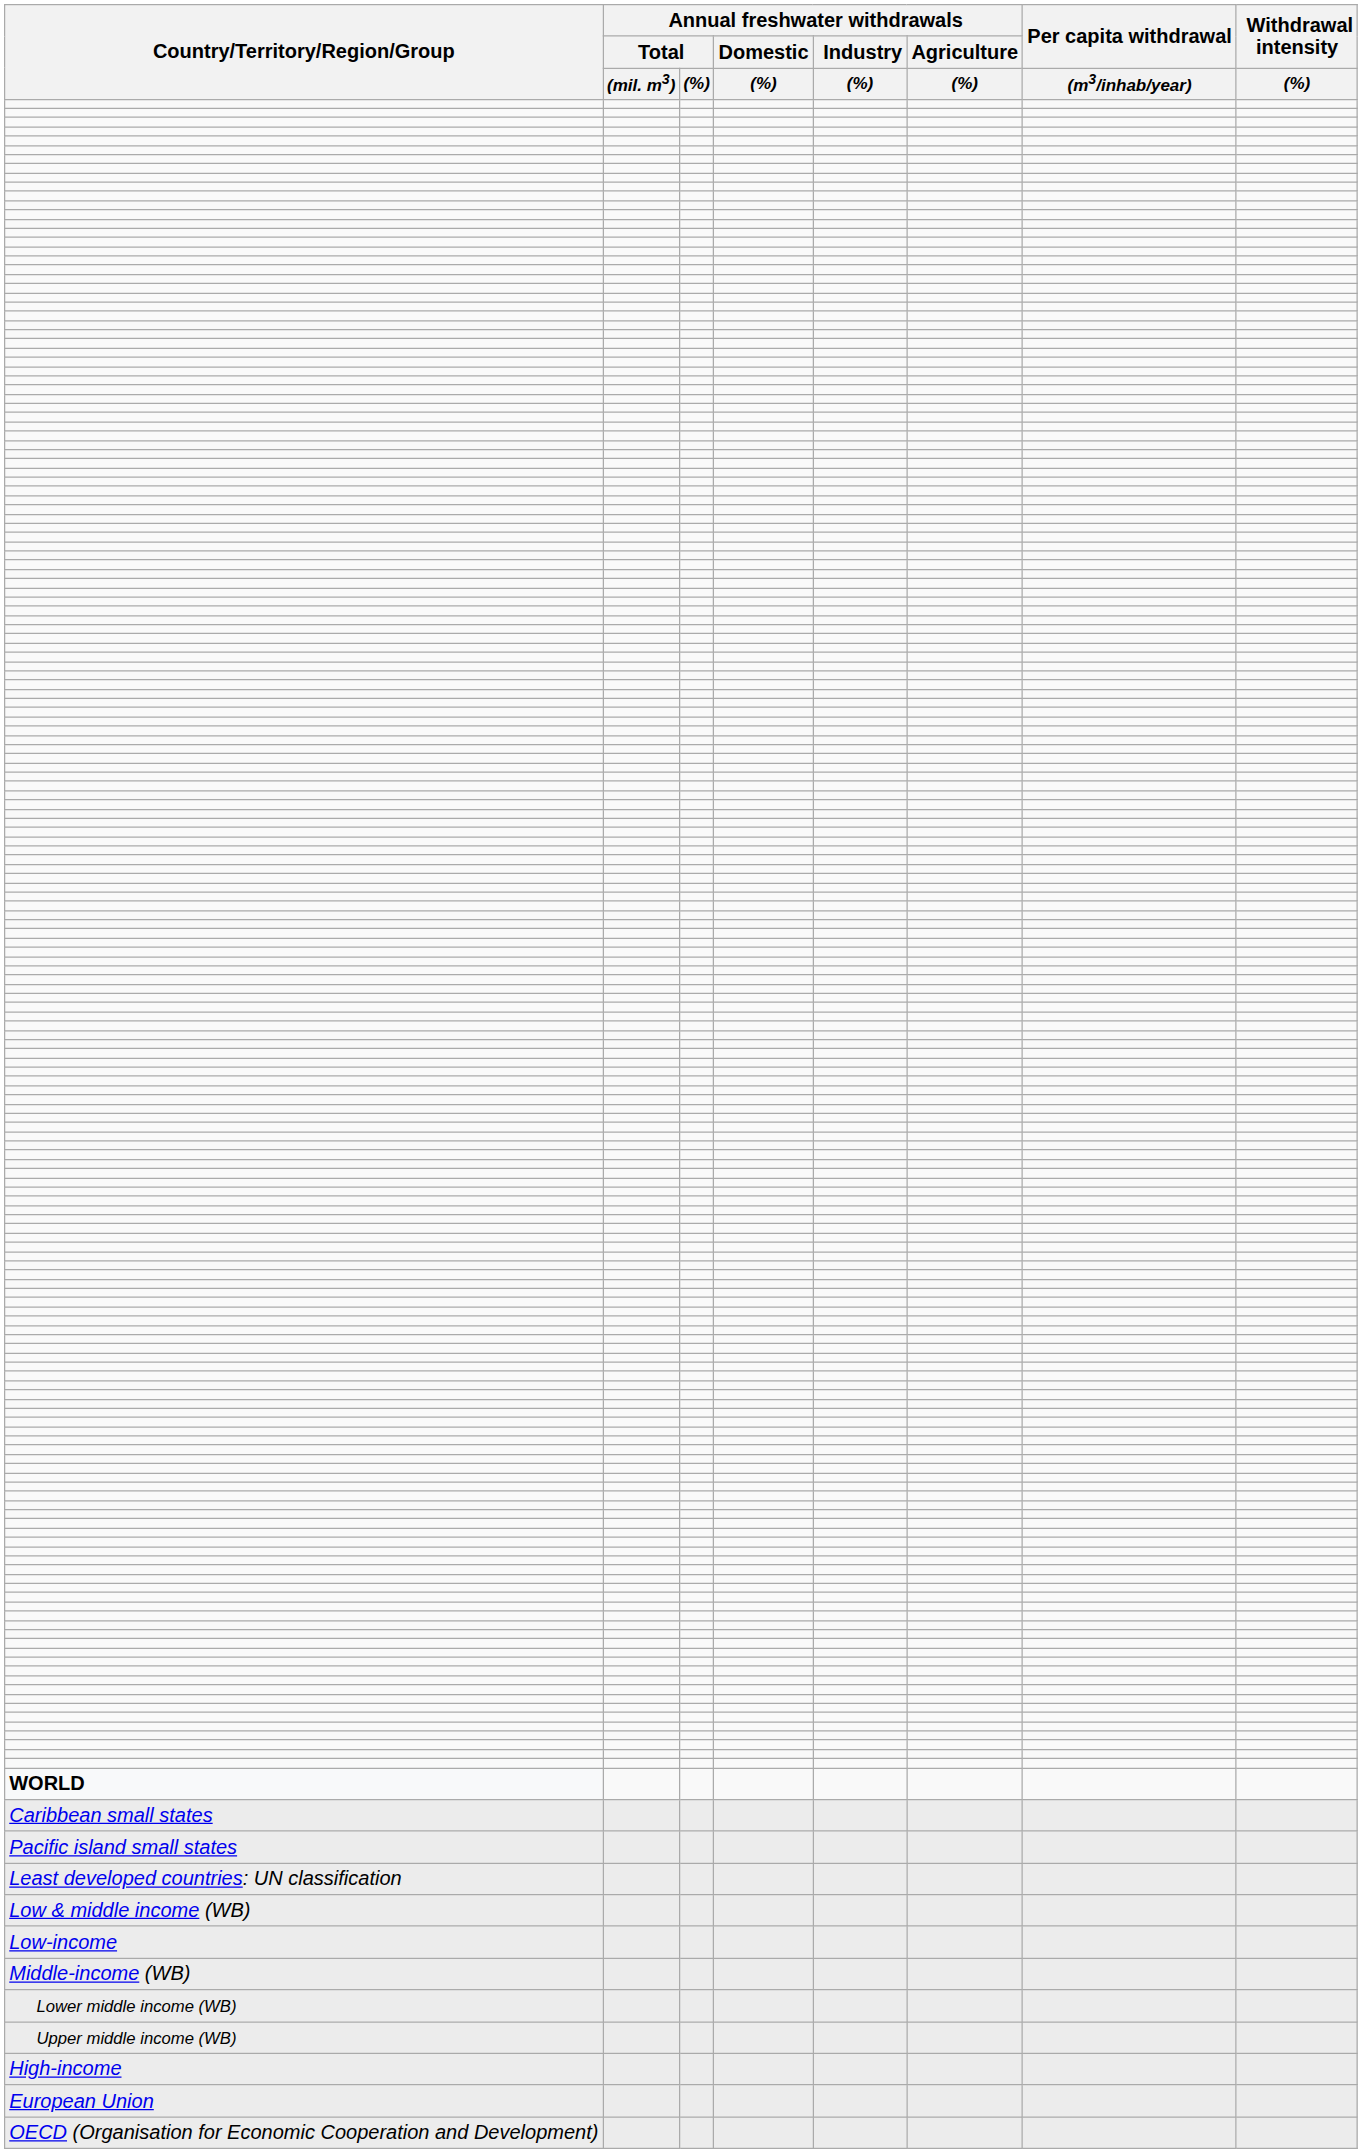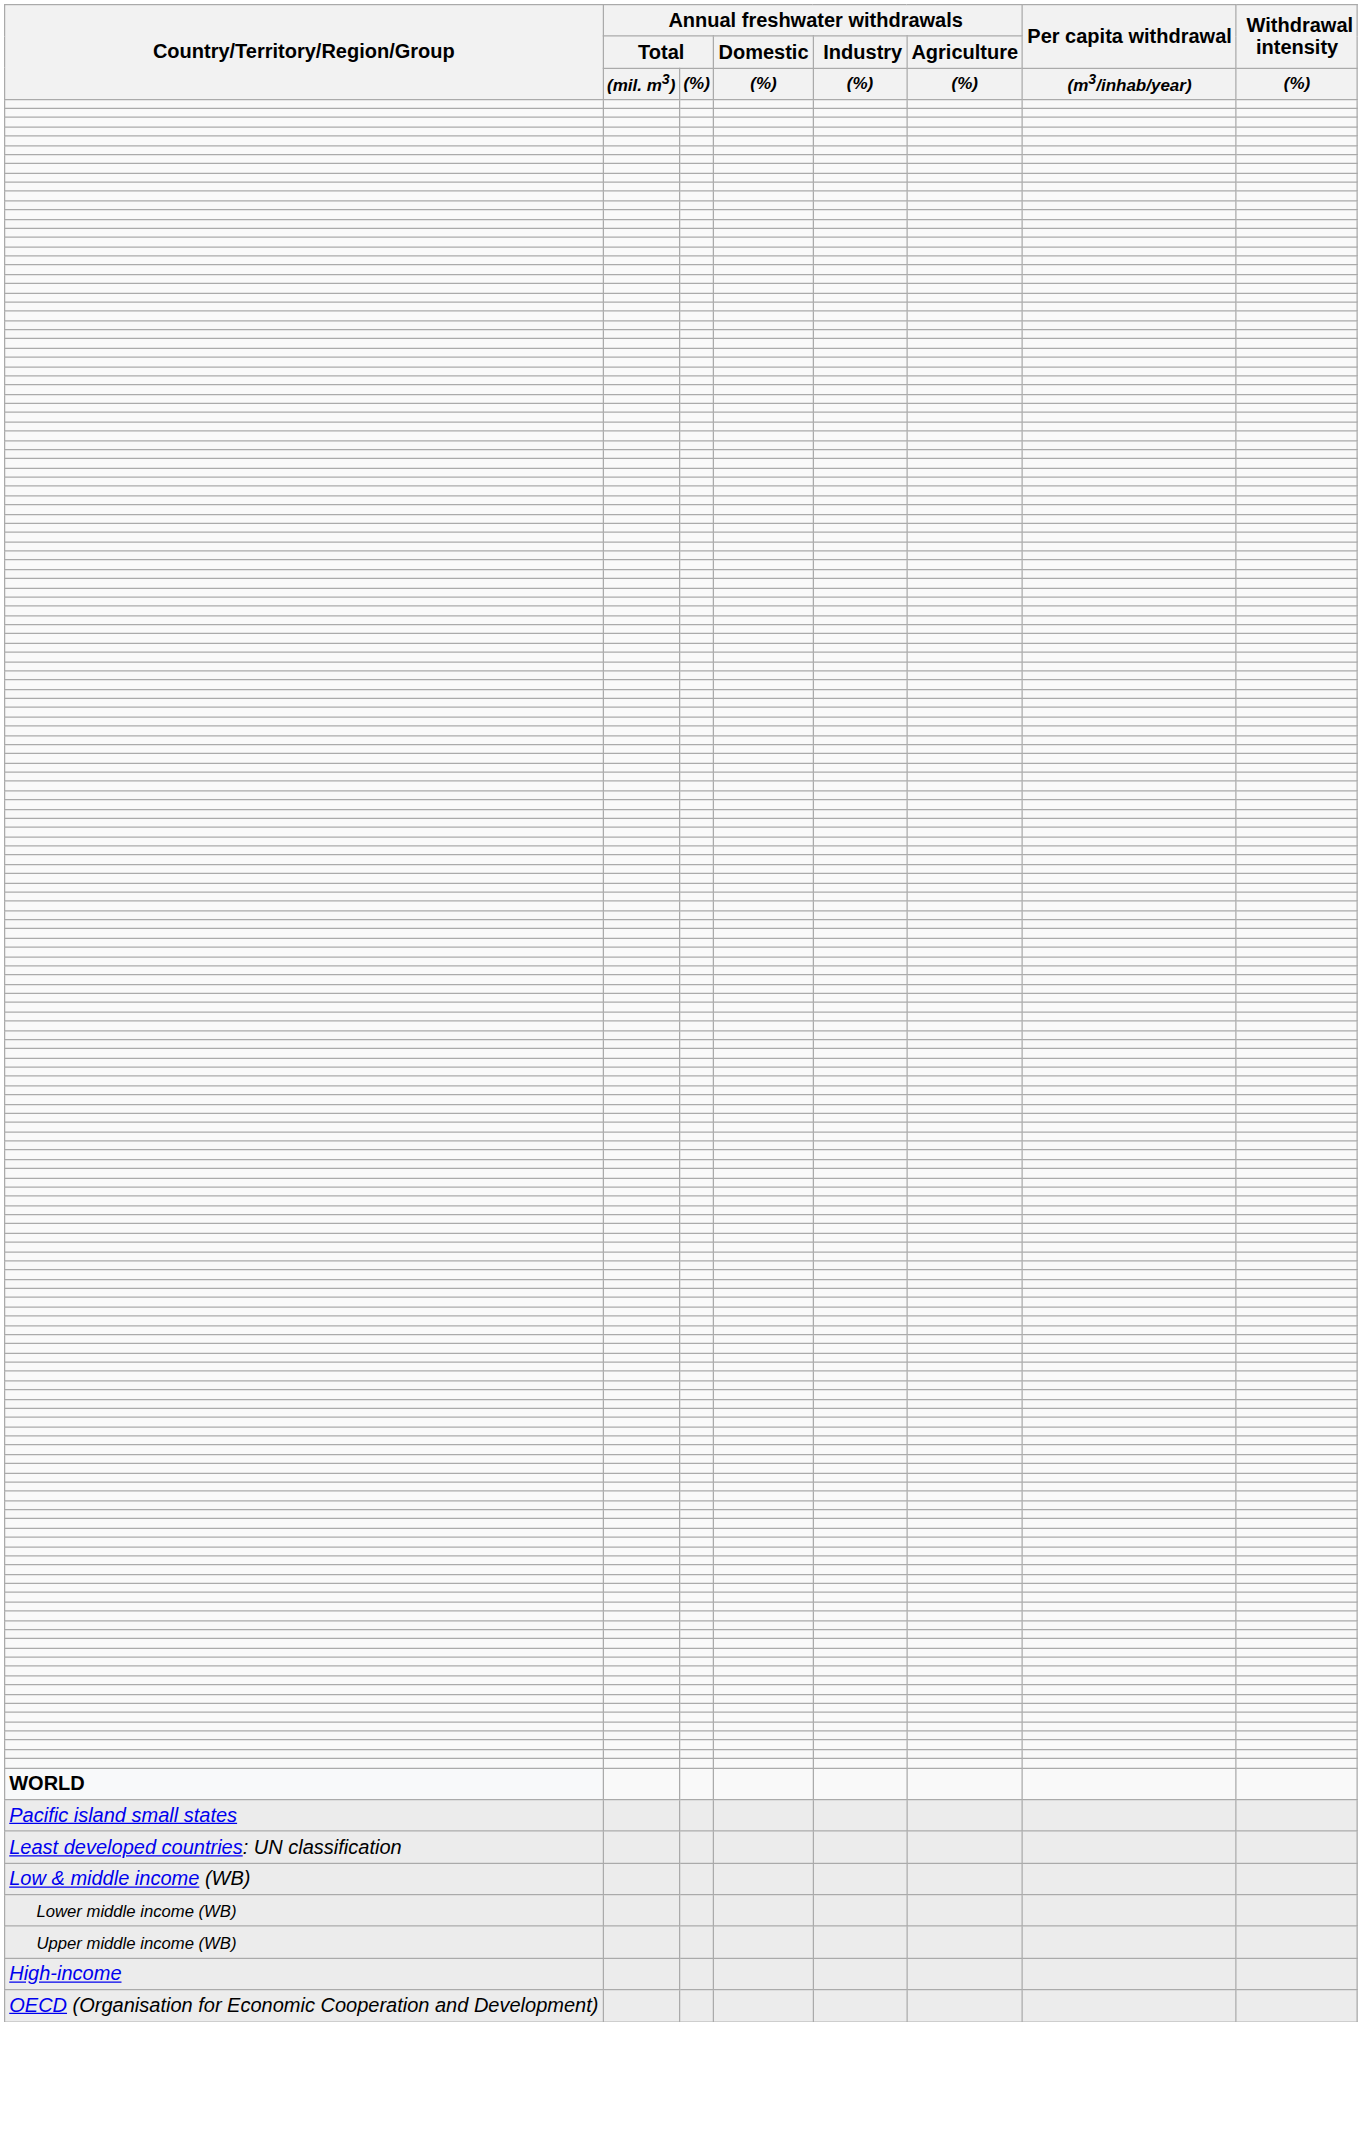- row: (111, 1815)
- row: (63, 1942)
- row: (100, 1973)
- row: (82, 2100)
